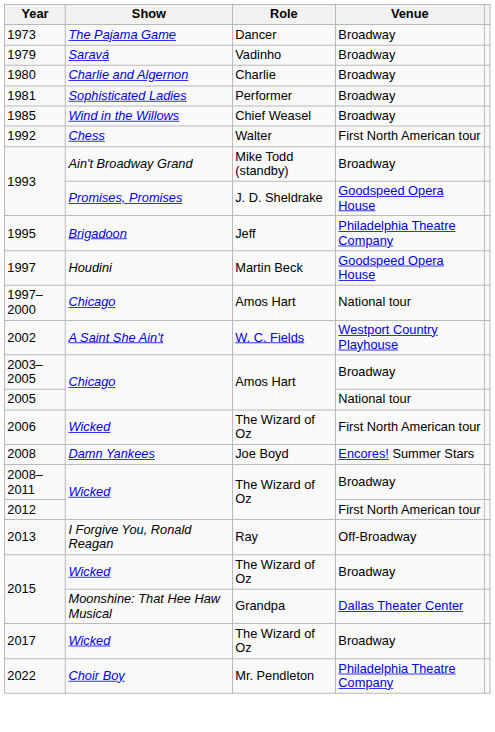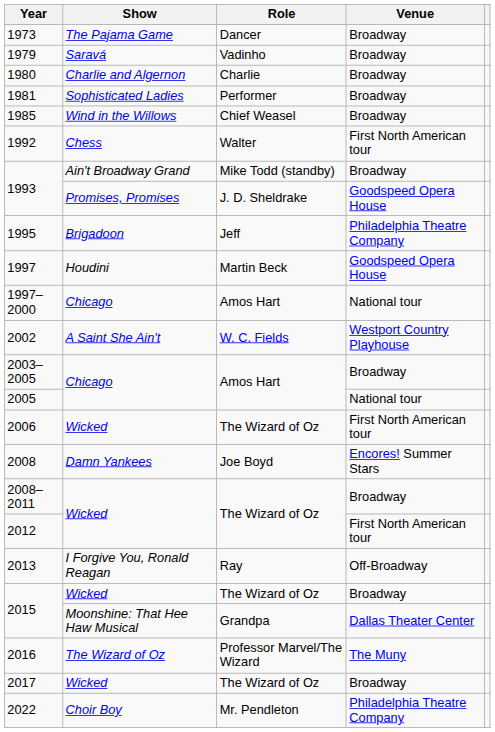+ row: (22, 655)
